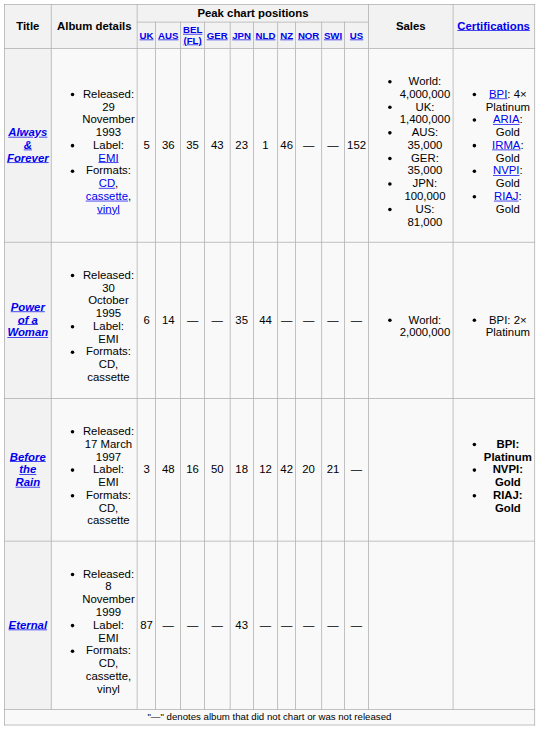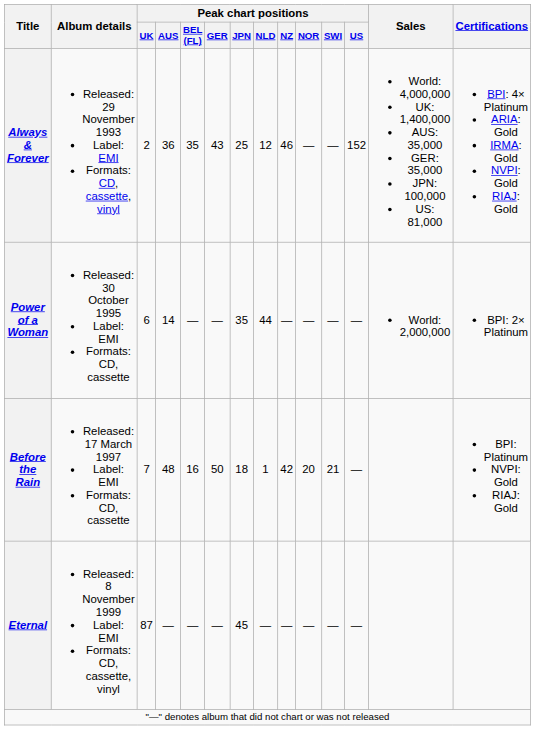(147, 145) 5 -> (147, 145) 2
(242, 145) 23 -> (242, 145) 25
(266, 145) 1 -> (266, 145) 12
(147, 469) 3 -> (147, 469) 7
(266, 469) 12 -> (266, 469) 1
(494, 476) bold -> (492, 476) normal
(242, 625) 43 -> (242, 625) 45
